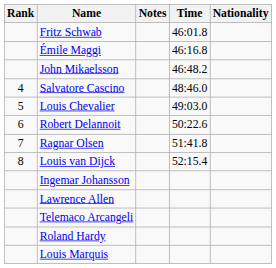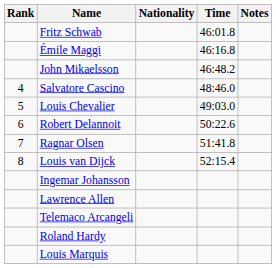columns swapped: (241, 13) <-> (153, 13)
